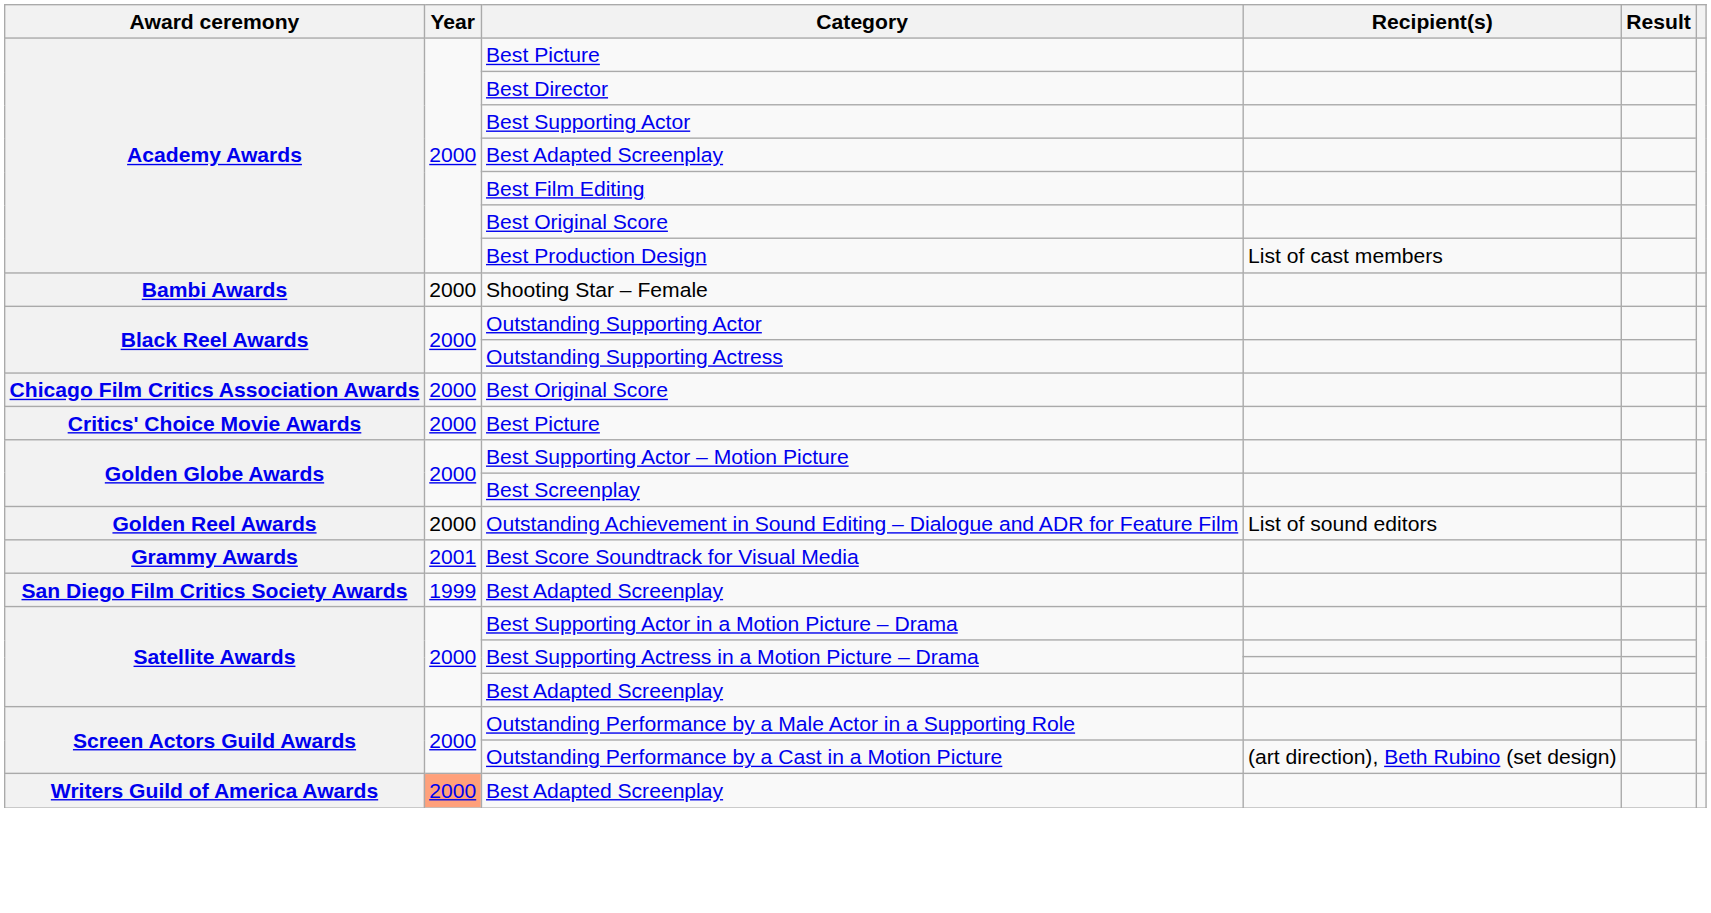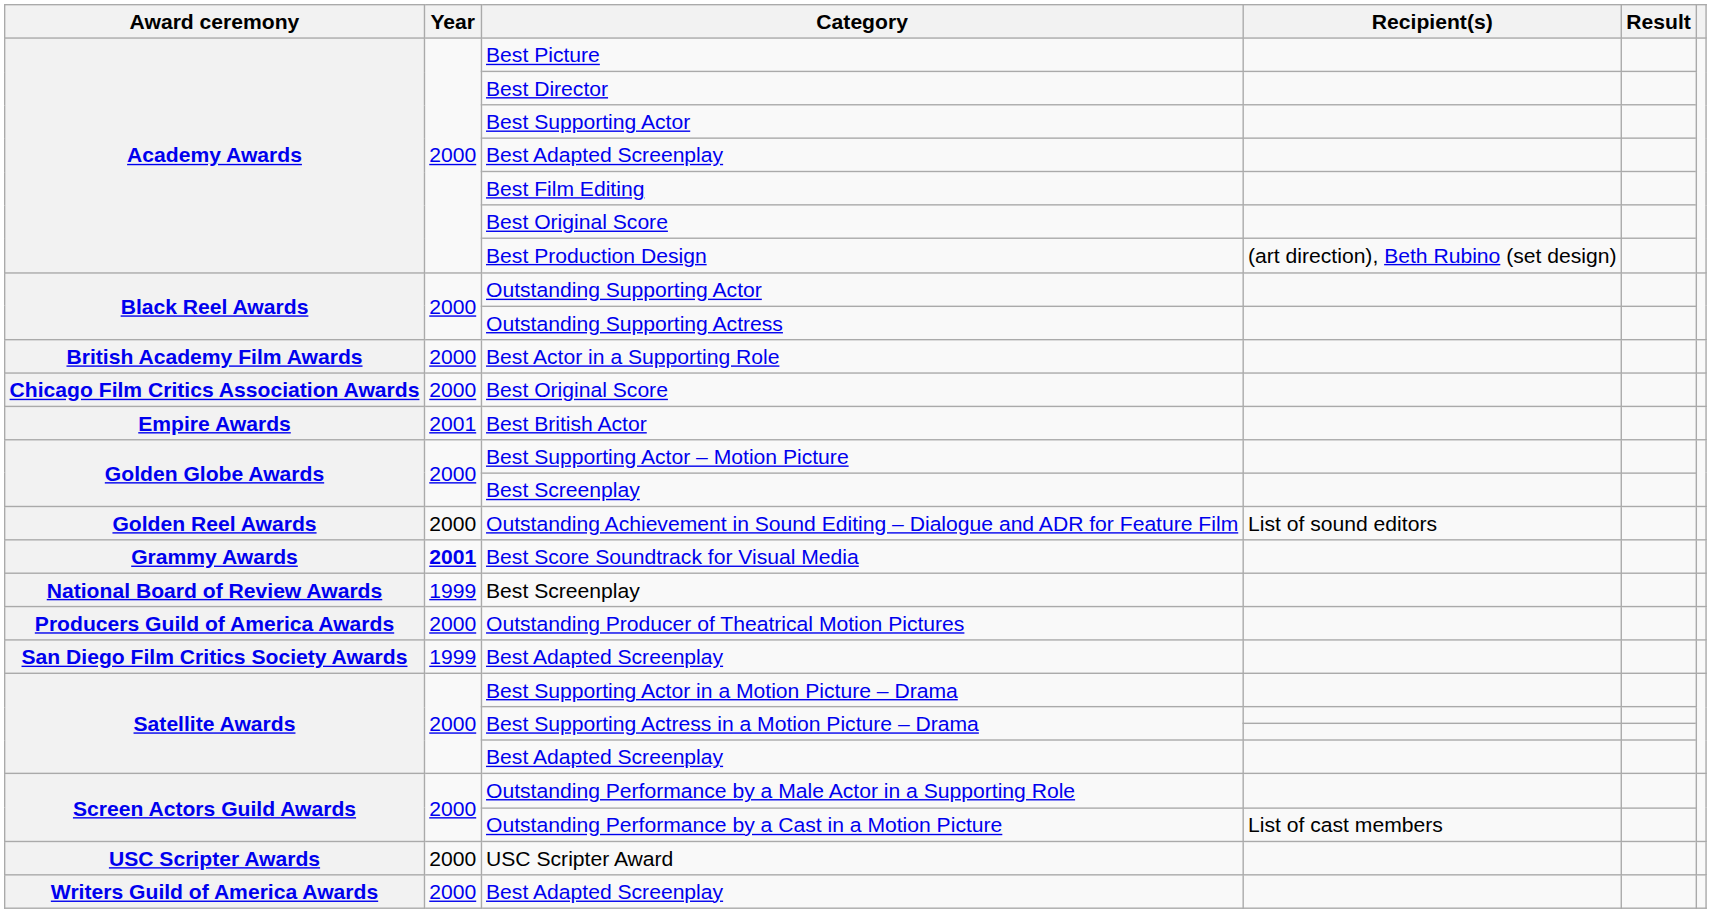(1345, 256) List of cast members -> (1432, 256) (art direction), Beth Rubino (set design)
- row: (215, 289)
+ row: (215, 356)
- row: (214, 423)
+ row: (215, 423)
(453, 557) normal -> (453, 557) bold
+ row: (214, 590)
+ row: (215, 624)
(1432, 757) (art direction), Beth Rubino (set design) -> (1345, 824) List of cast members
+ row: (214, 858)
(453, 791) lightsalmon background -> (453, 891) no background
